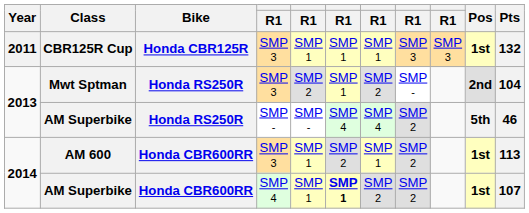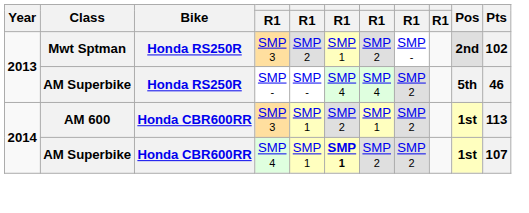- row: (22, 49)
(510, 84) 104 -> (497, 49) 102
